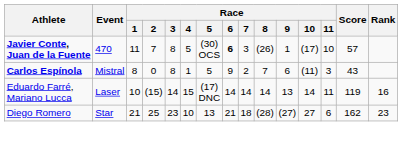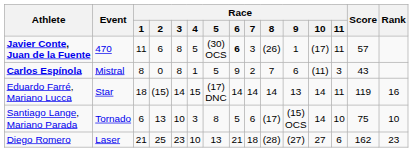(154, 49) 7 -> (160, 49) 6
(329, 49) 10 -> (339, 49) 11
(108, 92) Laser -> (104, 92) Star
(135, 92) 10 -> (141, 92) 18
+ row: (43, 119)
(104, 113) Star -> (108, 140) Laser
